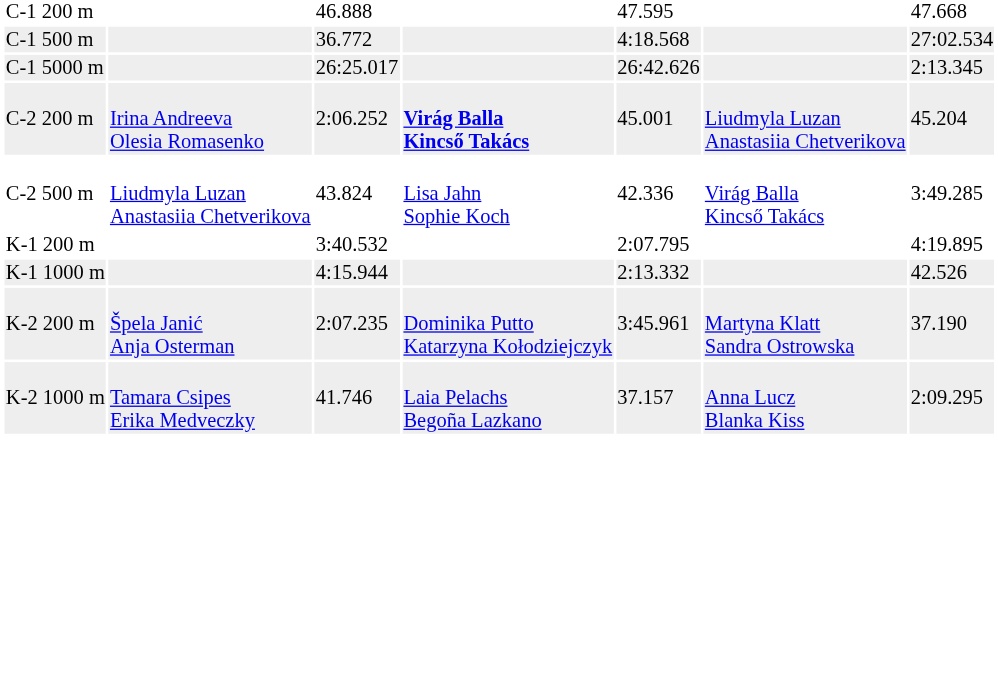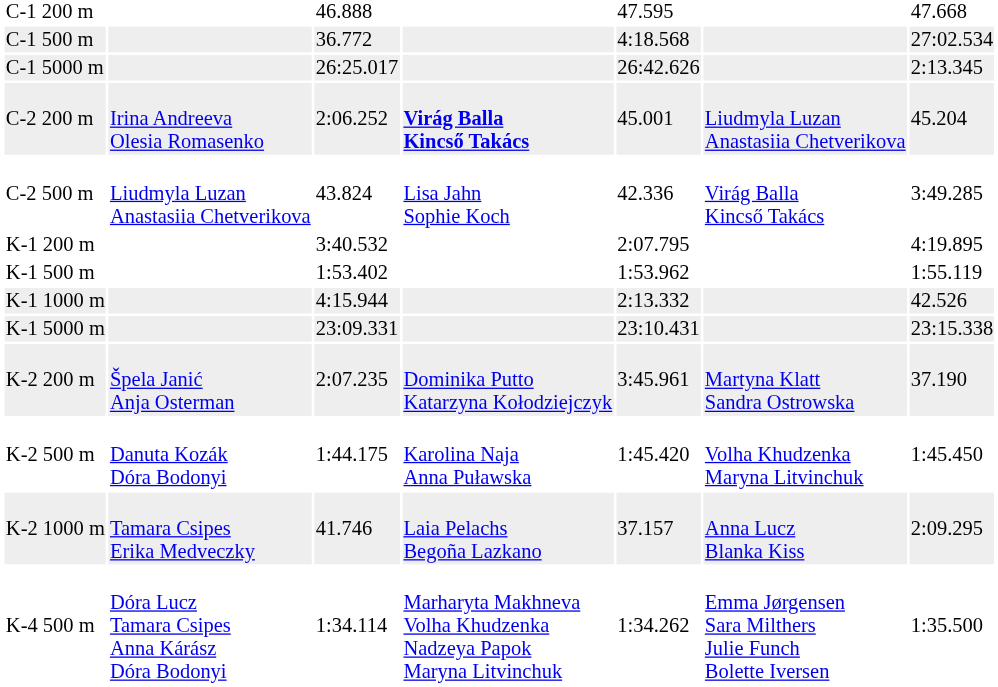+ row: (50, 272)
+ row: (55, 328)
+ row: (50, 454)
+ row: (50, 625)
